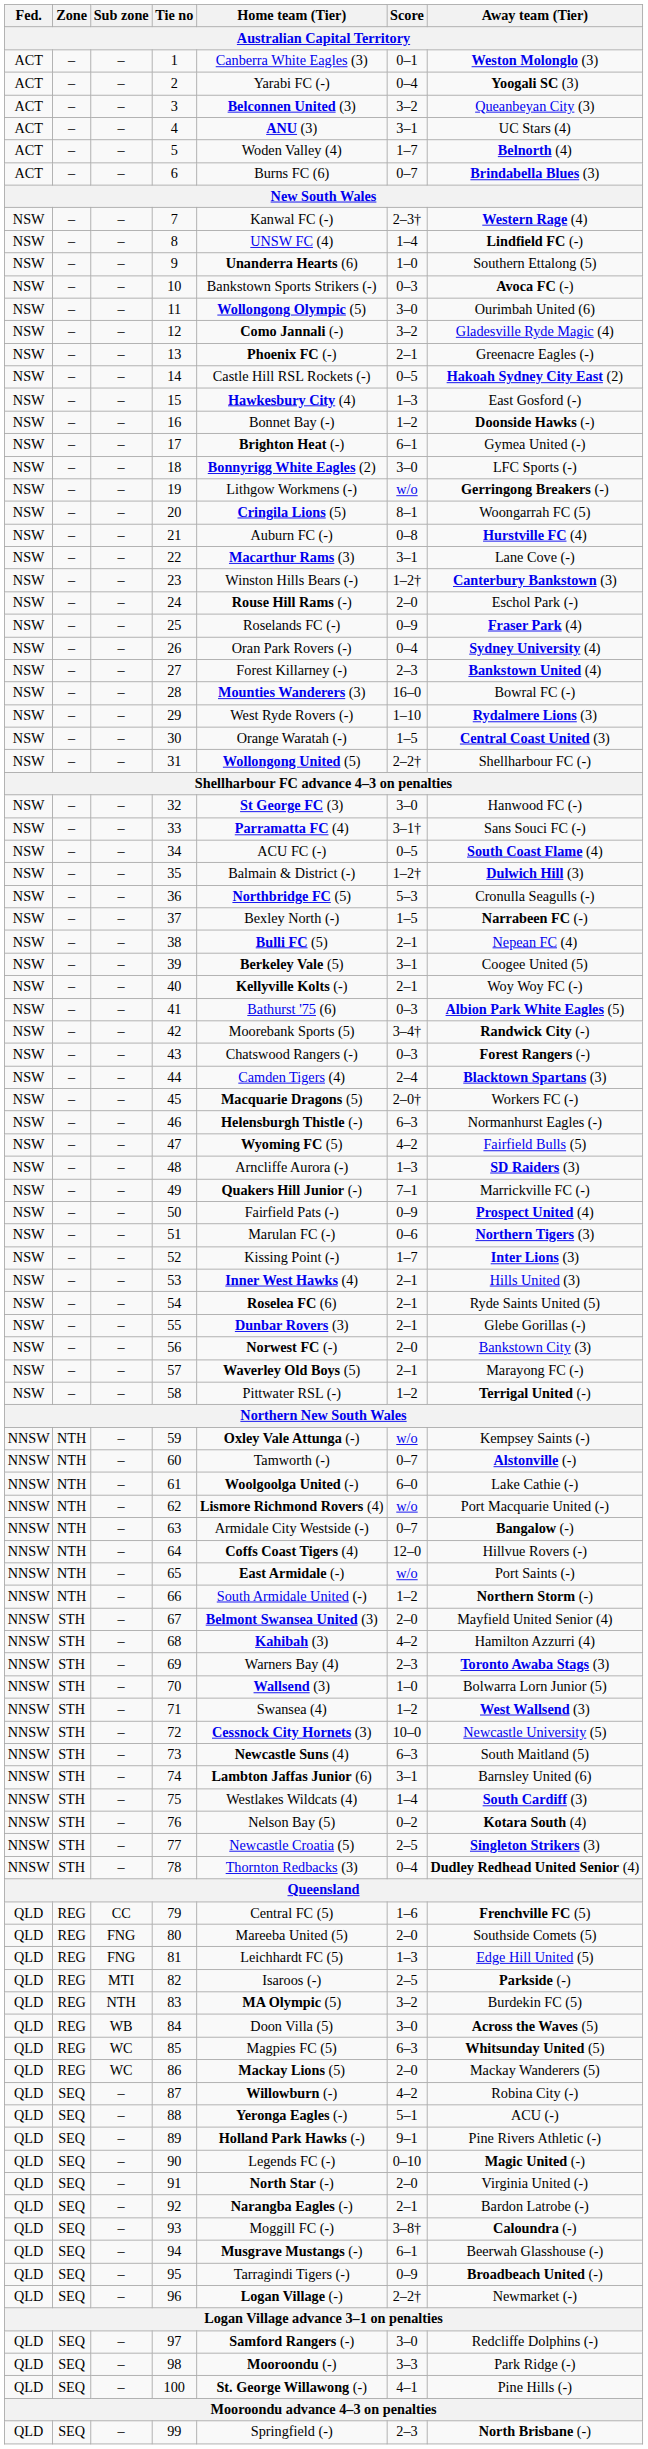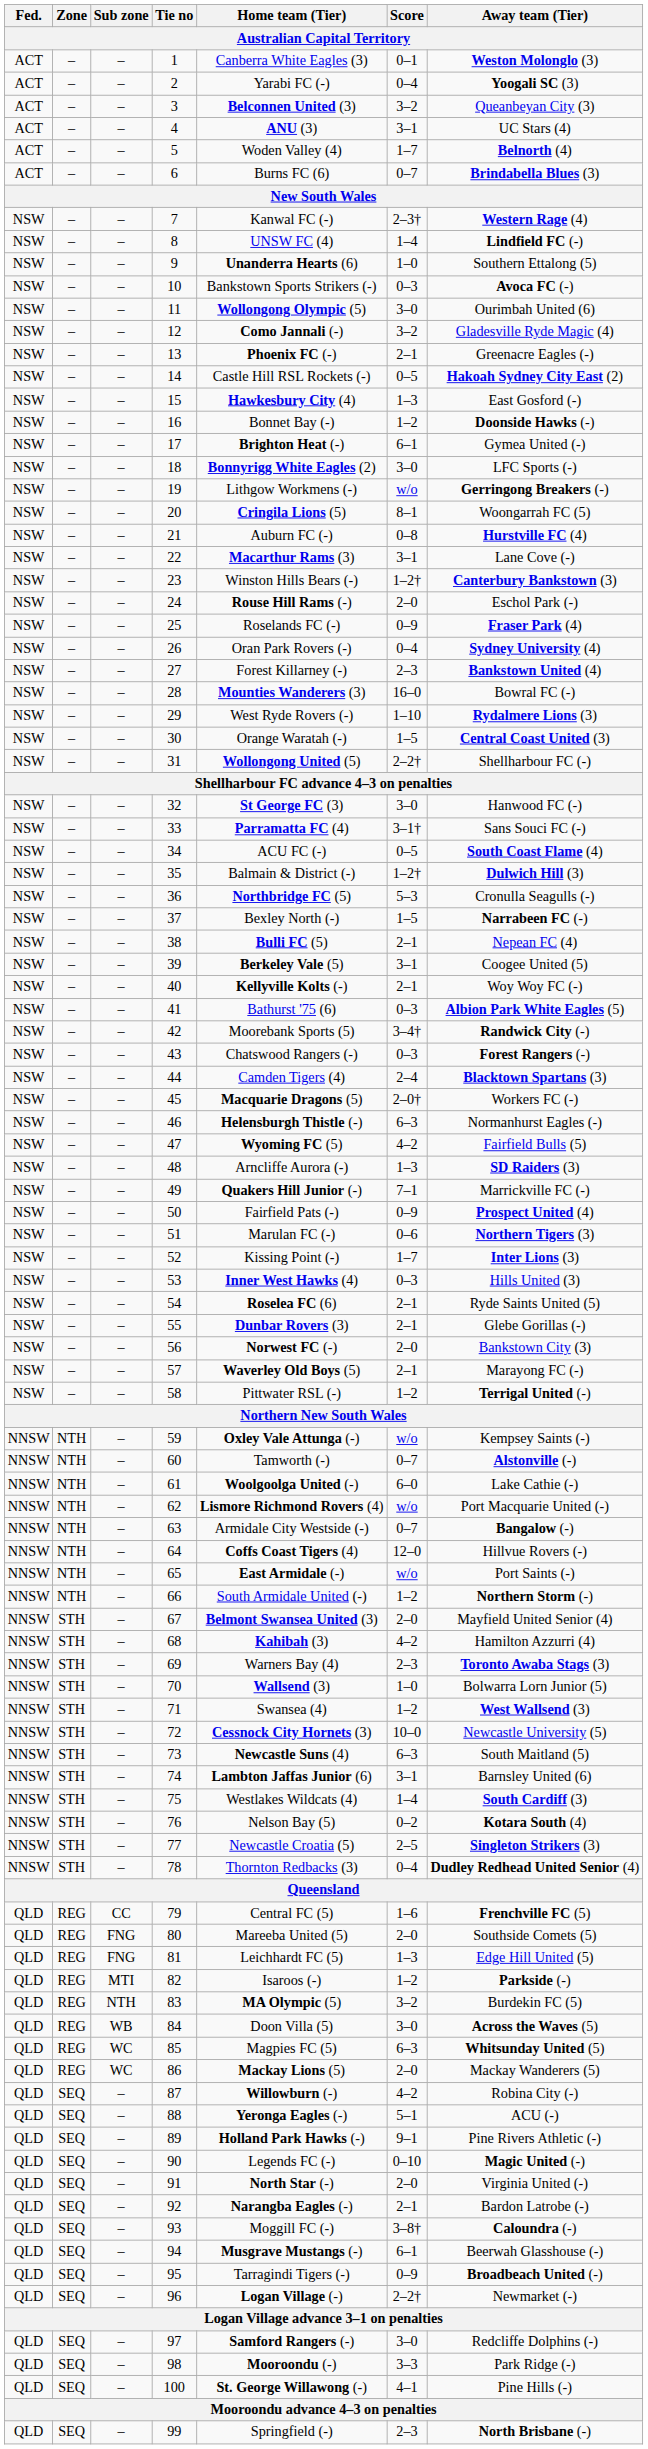(407, 1280) 2–1 -> (407, 1280) 0–3
(407, 1980) 2–5 -> (407, 1980) 1–2
